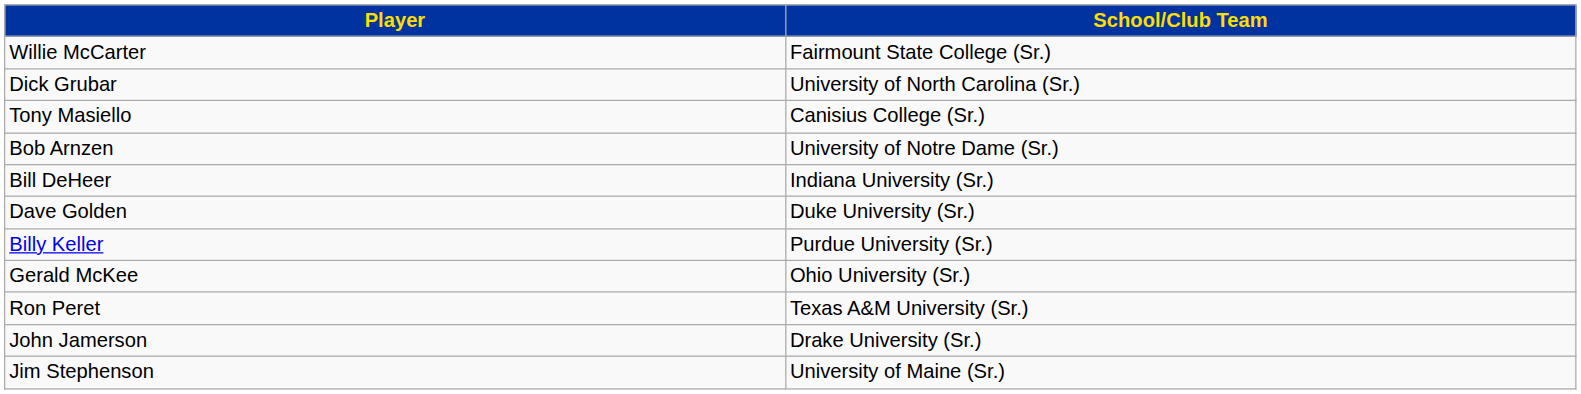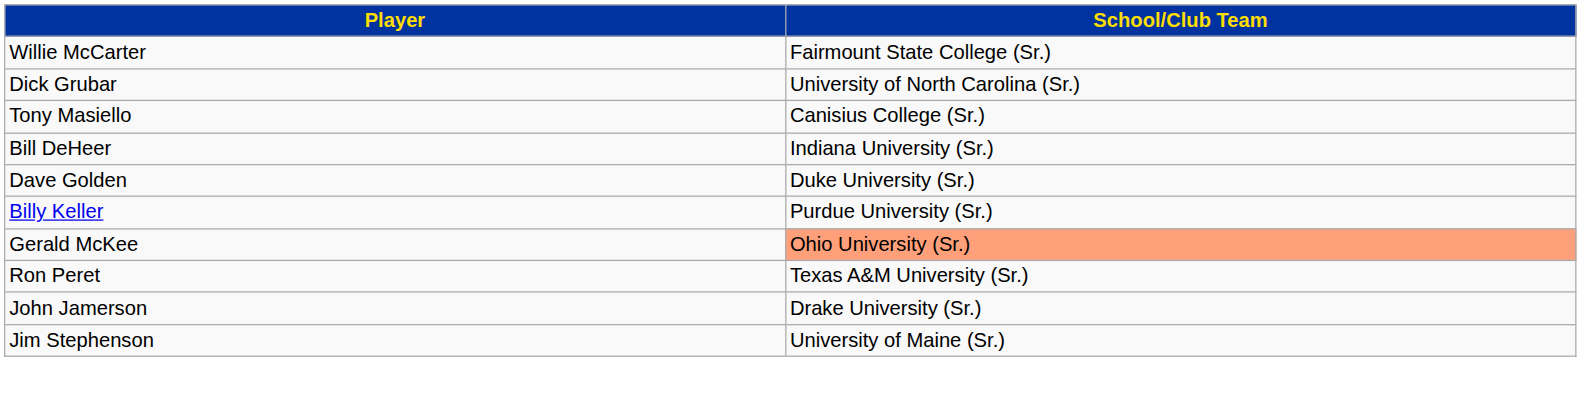- row: (61, 148)
(880, 276) no background -> (880, 244) lightsalmon background
